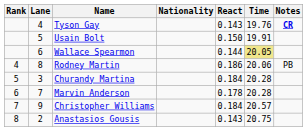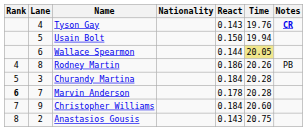(259, 38) 19.91 -> (259, 38) 19.94
(259, 65) 20.06 -> (259, 65) 20.26
(16, 92) normal -> (16, 92) bold
(259, 106) 20.57 -> (259, 106) 20.60
